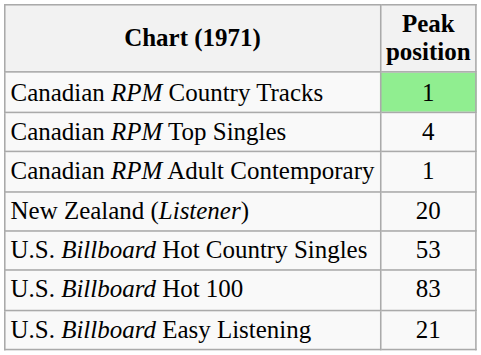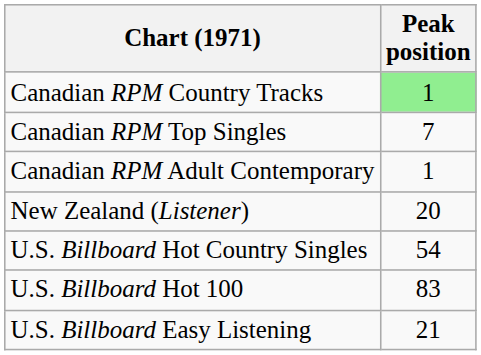(428, 131) 4 -> (428, 131) 7
(428, 250) 53 -> (428, 250) 54
